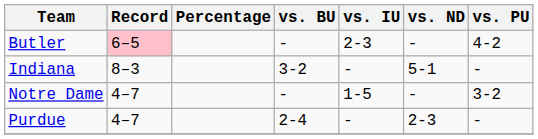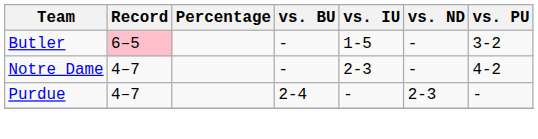(357, 43) 2-3 -> (357, 43) 1-5
(487, 43) 4-2 -> (487, 43) 3-2
- row: (42, 69)
(357, 95) 1-5 -> (357, 69) 2-3
(487, 95) 3-2 -> (487, 69) 4-2
